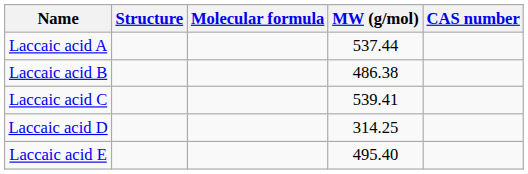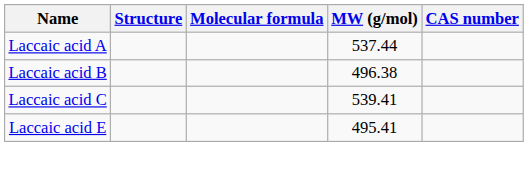(375, 73) 486.38 -> (375, 73) 496.38
- row: (58, 127)
(375, 155) 495.40 -> (375, 127) 495.41
